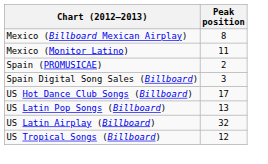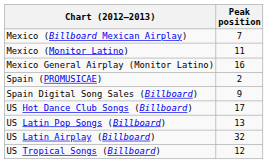(224, 36) 8 -> (240, 36) 7
+ row: (110, 65)
(224, 79) 3 -> (240, 94) 9
